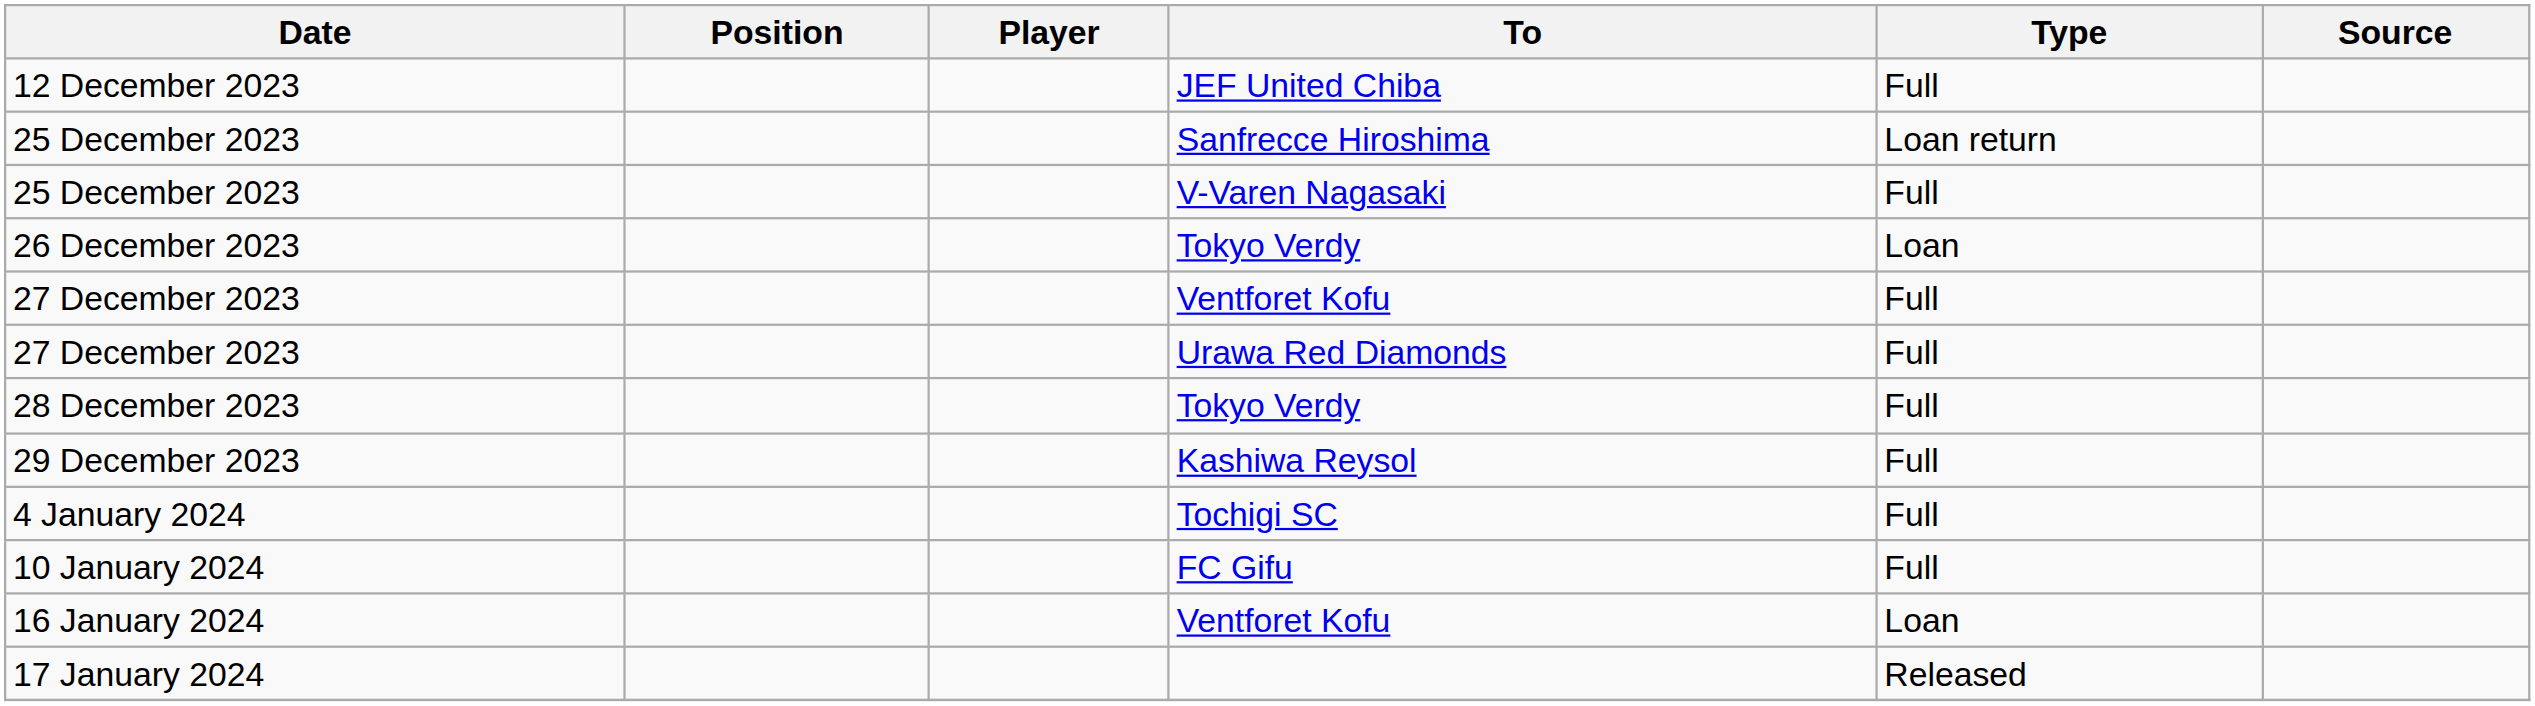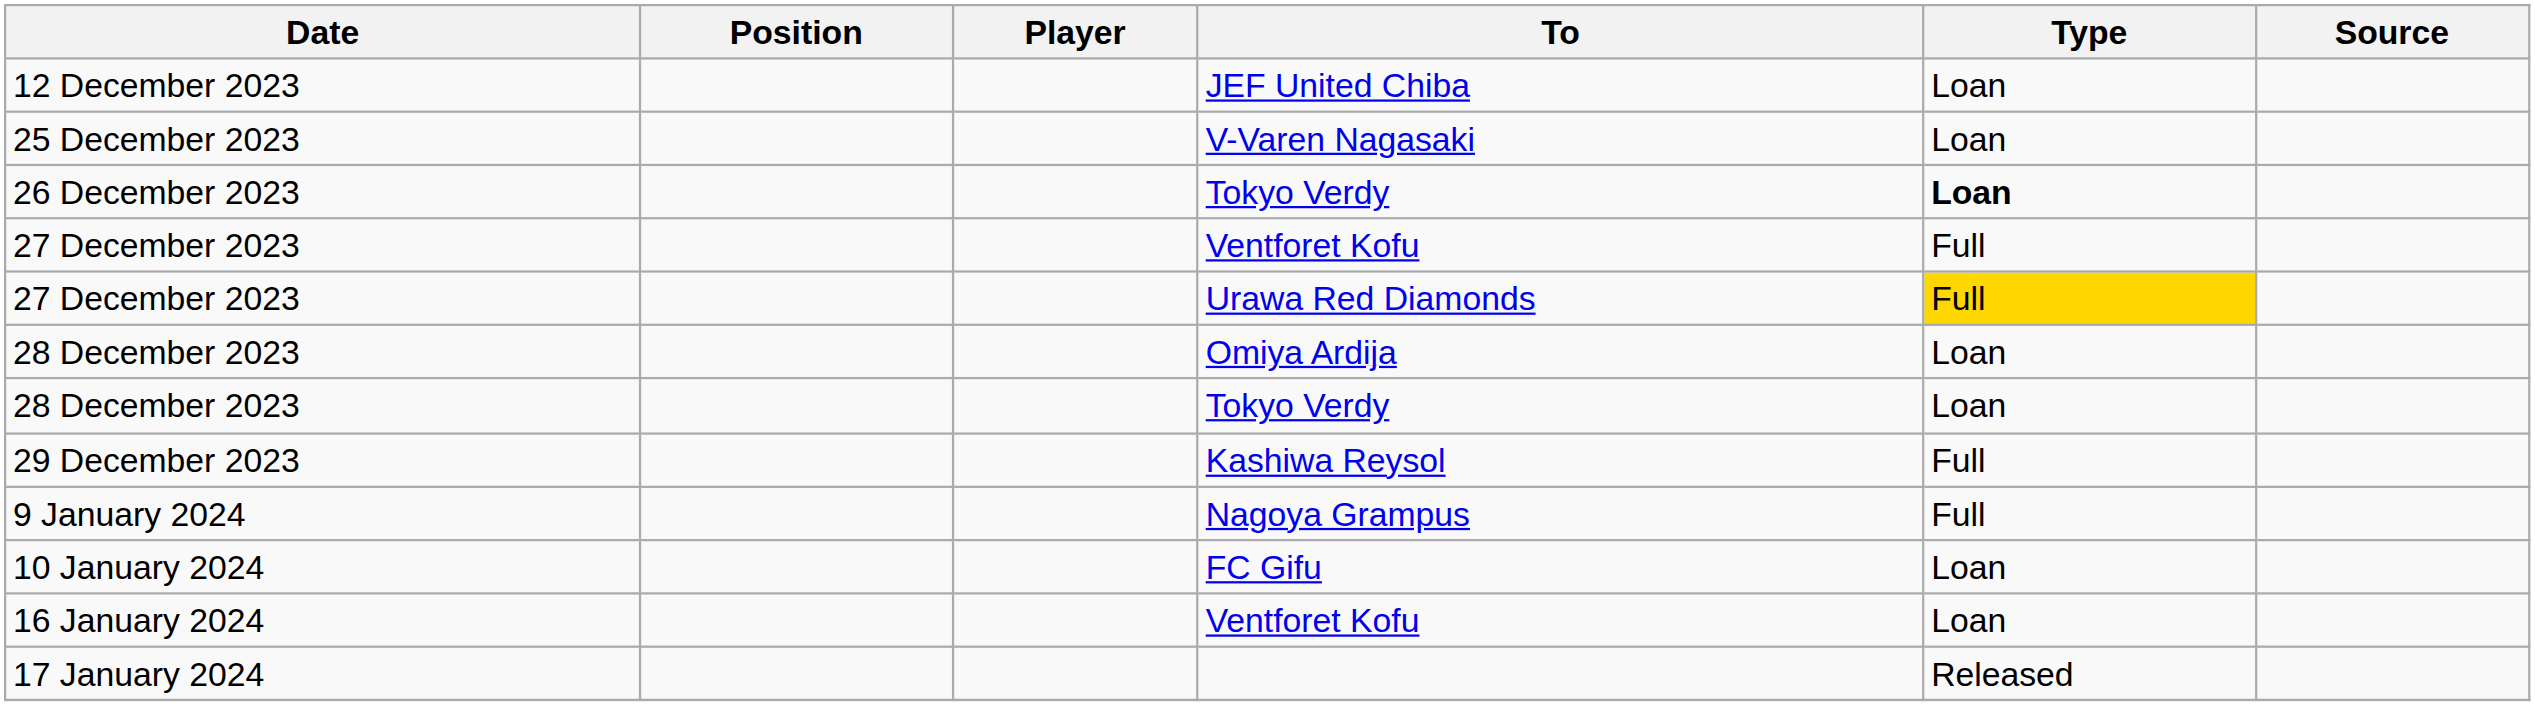(1912, 85) Full -> (1969, 85) Loan
- row: (156, 139)
(1912, 192) Full -> (1969, 139) Loan
(1922, 246) normal -> (1971, 192) bold
(1912, 353) no background -> (1958, 299) gold background
+ row: (156, 353)
(1912, 406) Full -> (1969, 406) Loan
- row: (129, 513)
+ row: (129, 513)
(1912, 566) Full -> (1969, 566) Loan
